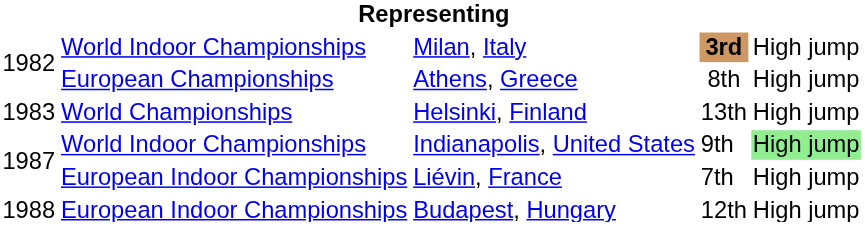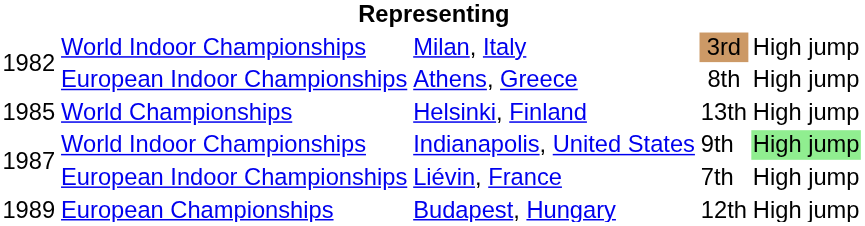(724, 47) bold -> (724, 47) normal
(197, 79) European Championships -> (234, 79) European Indoor Championships
(29, 112) 1983 -> (29, 112) 1985
(29, 209) 1988 -> (29, 209) 1989
(234, 209) European Indoor Championships -> (197, 209) European Championships
